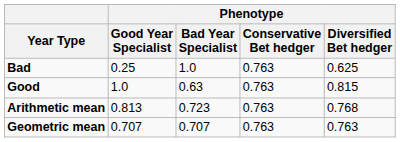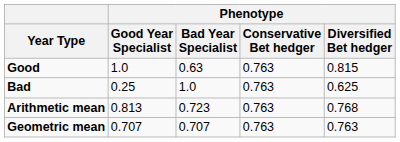rows swapped: (24, 87) <-> (19, 68)
